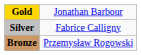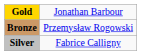rows swapped: (22, 27) <-> (22, 43)
